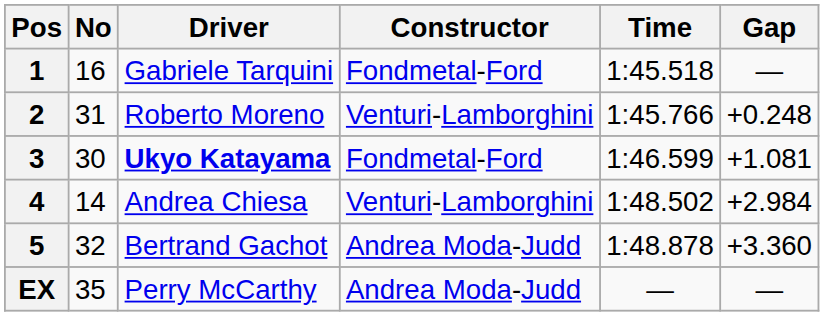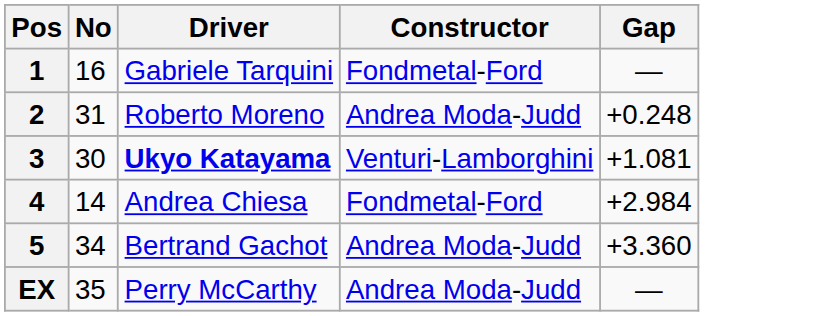- column: (660, 27)
(470, 115) Venturi-Lamborghini -> (463, 115) Andrea Moda-Judd
(444, 158) Fondmetal-Ford -> (470, 158) Venturi-Lamborghini
(470, 202) Venturi-Lamborghini -> (444, 202) Fondmetal-Ford
(90, 246) 32 -> (90, 246) 34
